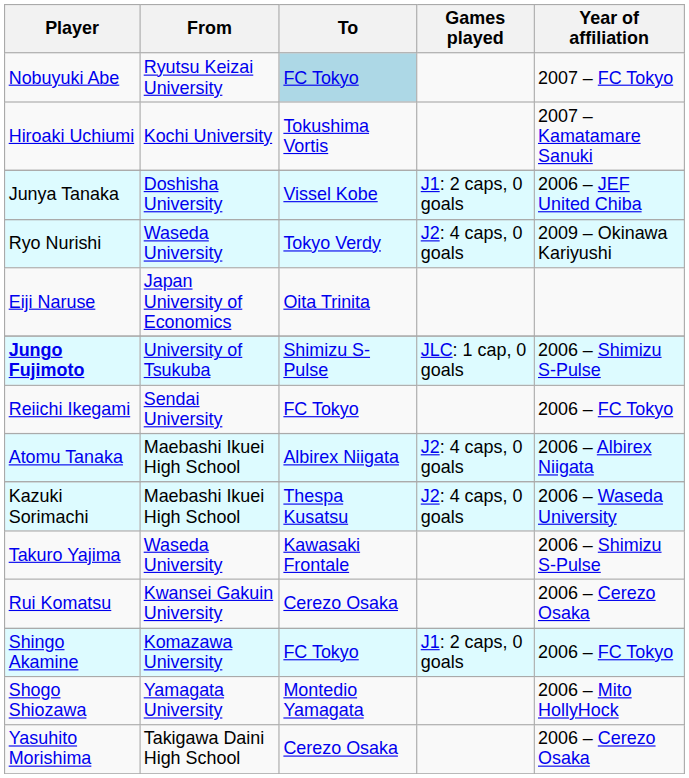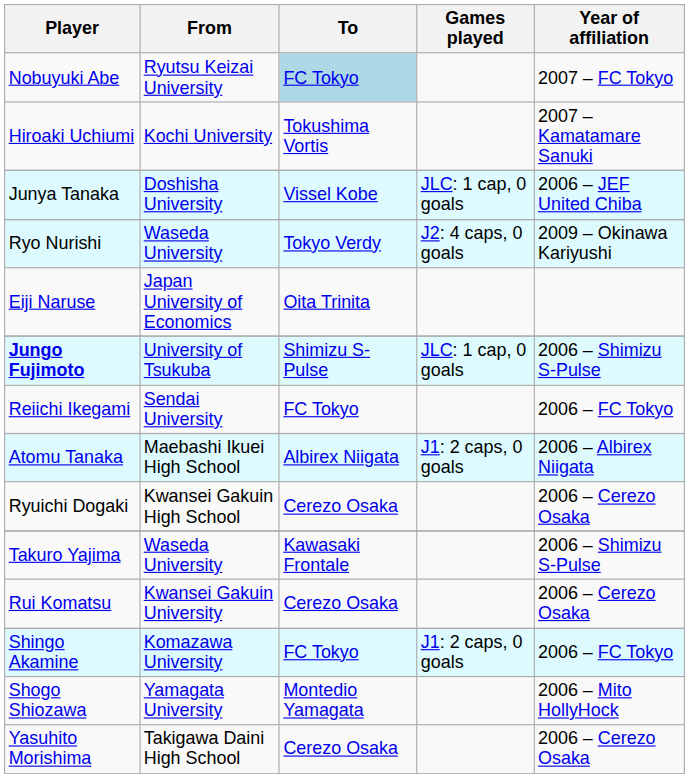(472, 194) J1: 2 caps, 0 goals -> (474, 194) JLC: 1 cap, 0 goals
(472, 457) J2: 4 caps, 0 goals -> (472, 457) J1: 2 caps, 0 goals
+ row: (68, 506)
- row: (49, 506)
